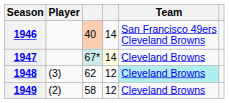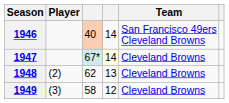(55, 73) (3) -> (55, 73) (2)
(111, 73) 12 -> (111, 73) 13
(163, 73) paleturquoise background -> (163, 73) no background
(55, 90) (2) -> (55, 90) (3)
